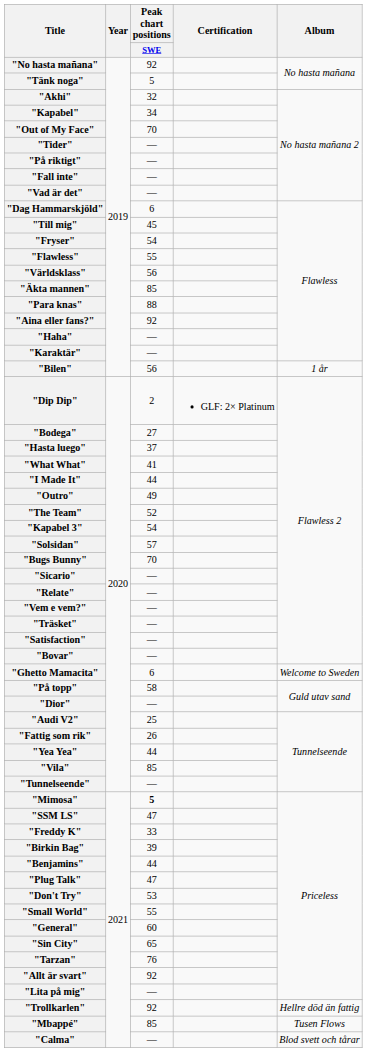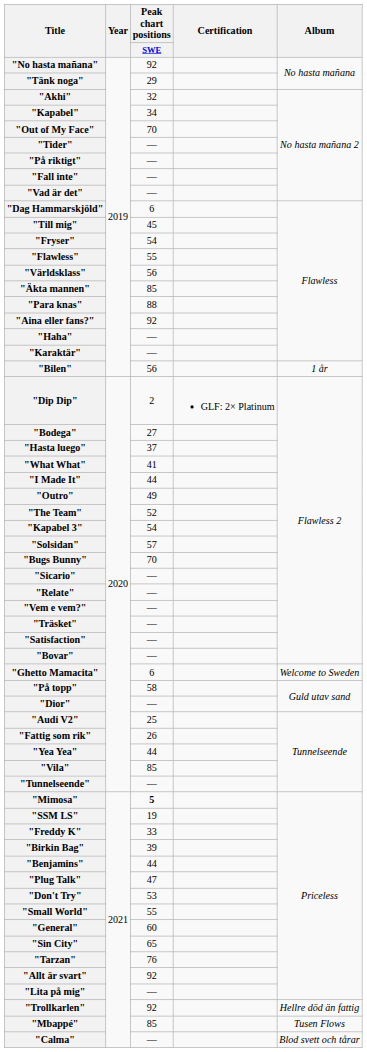(152, 81) 5 -> (152, 81) 29
(152, 816) 47 -> (152, 816) 19
